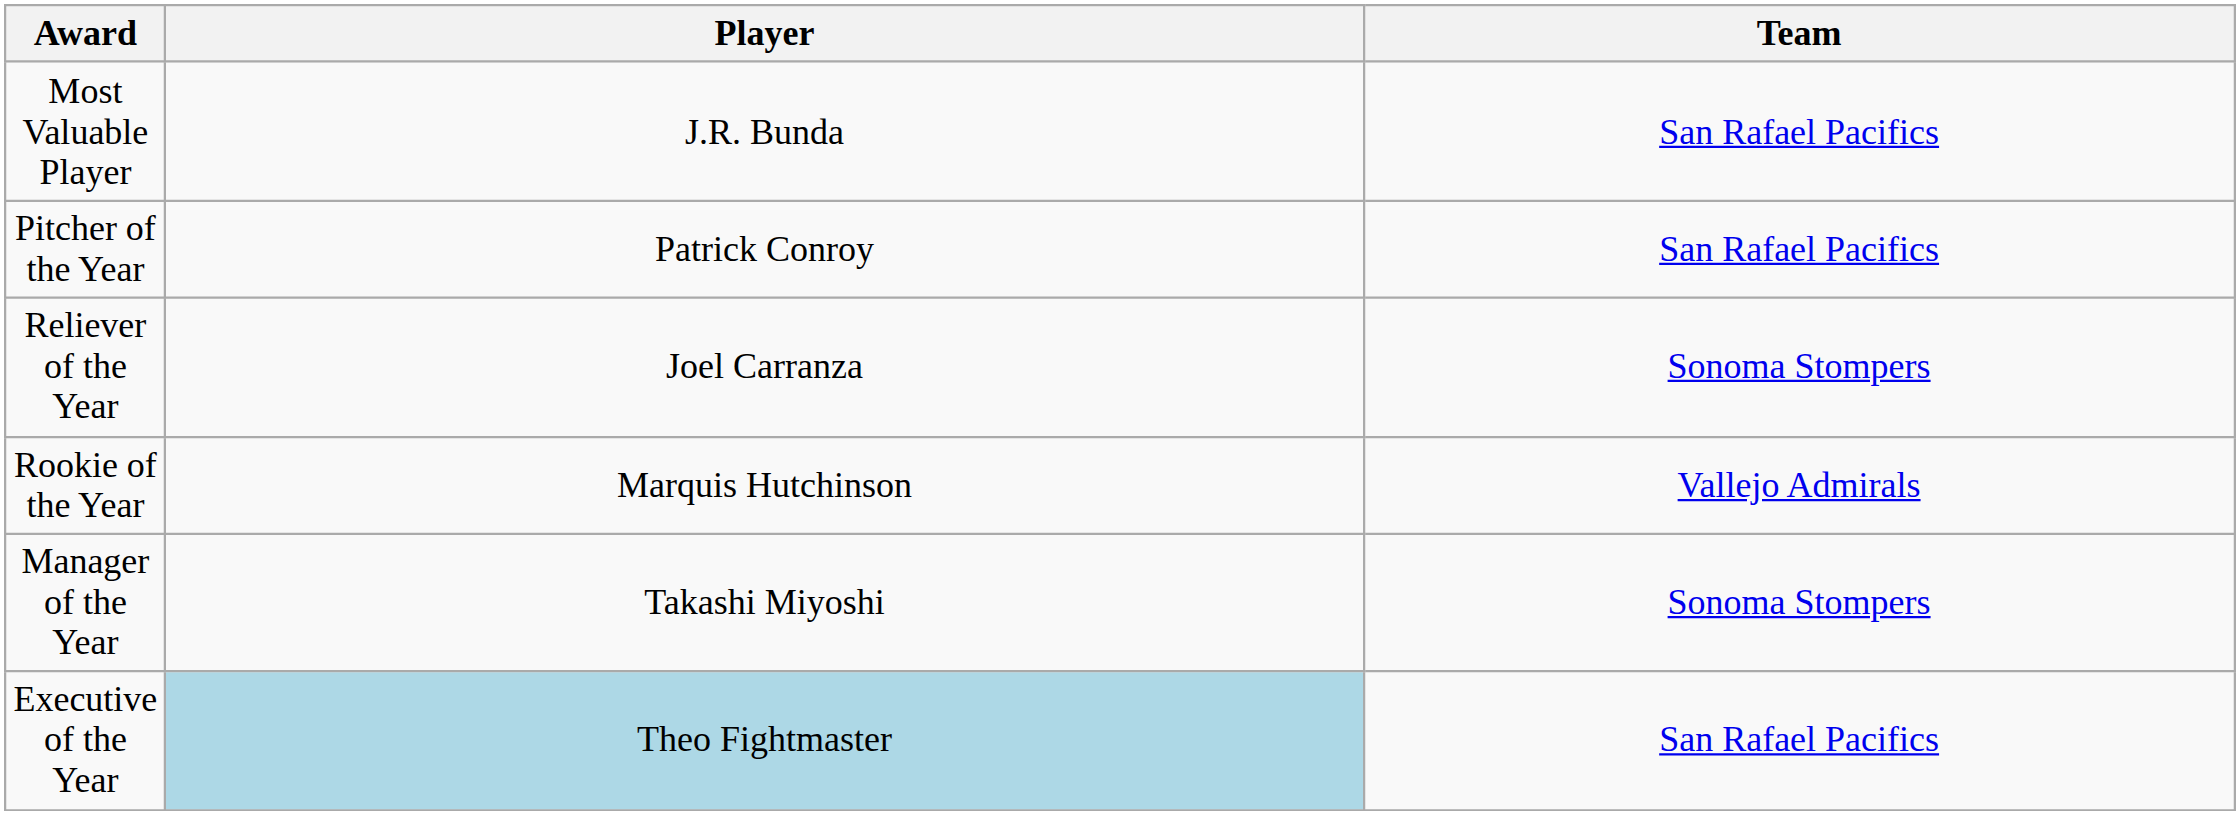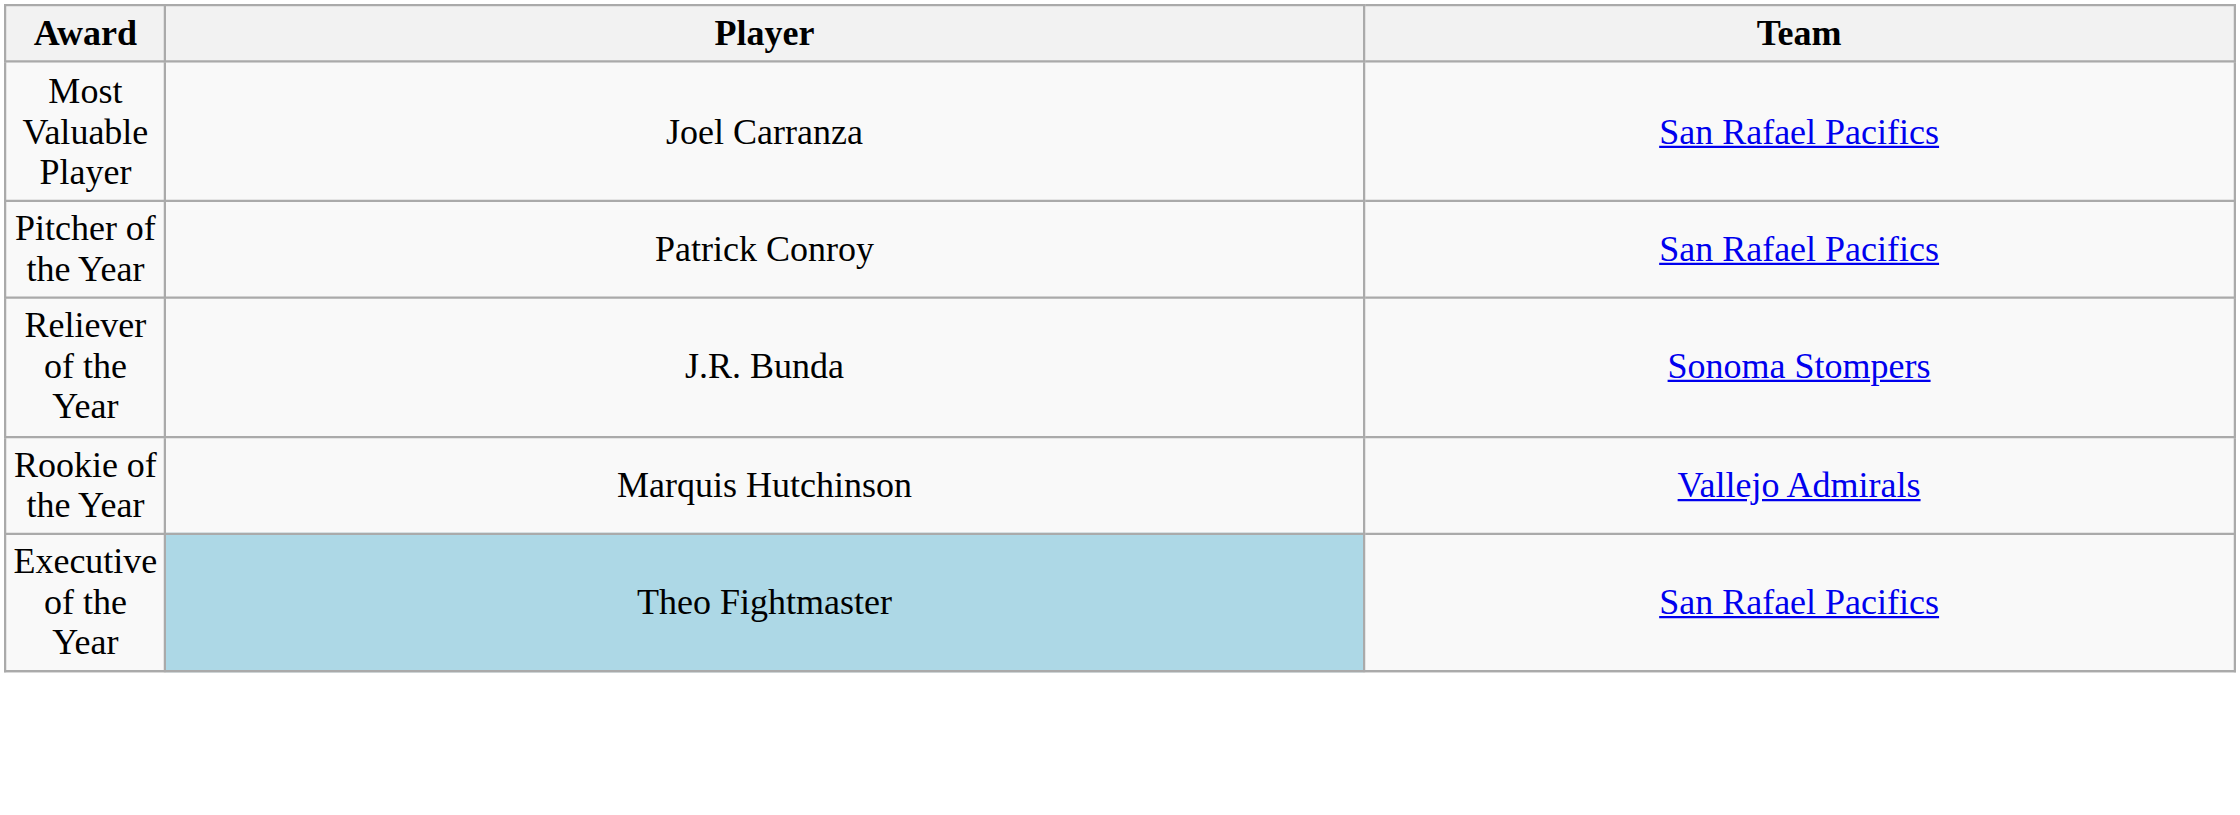(764, 130) J.R. Bunda -> (764, 130) Joel Carranza
(764, 366) Joel Carranza -> (764, 366) J.R. Bunda
- row: (85, 602)
